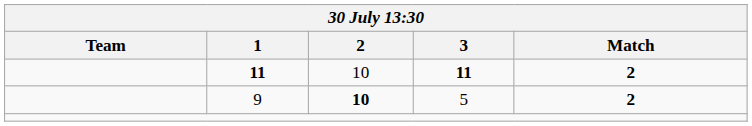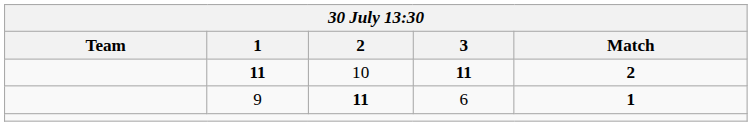(361, 99) 10 -> (361, 99) 11
(464, 99) 5 -> (464, 99) 6
(631, 99) 2 -> (631, 99) 1
